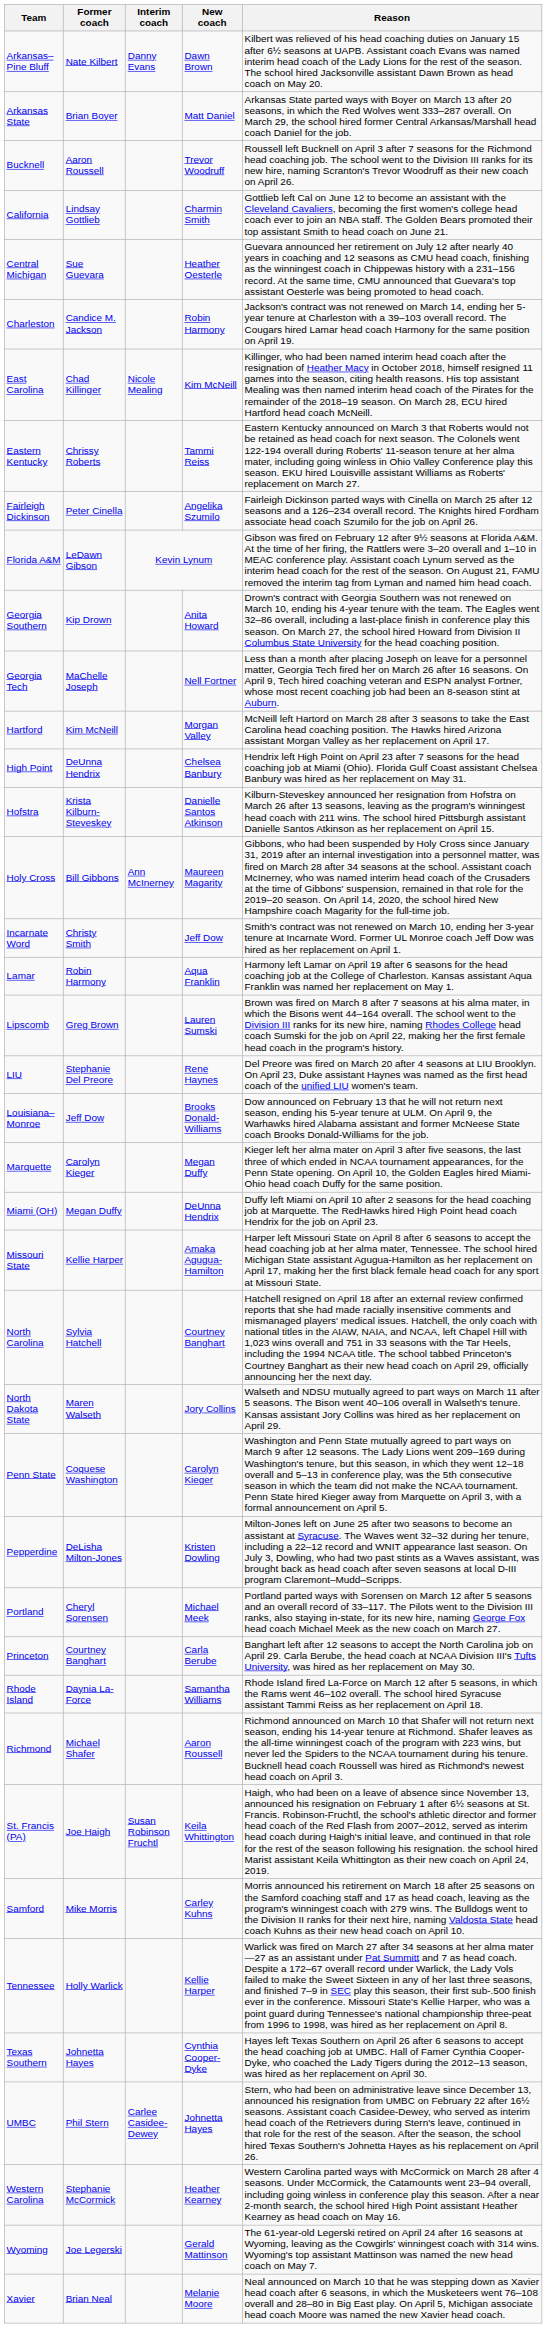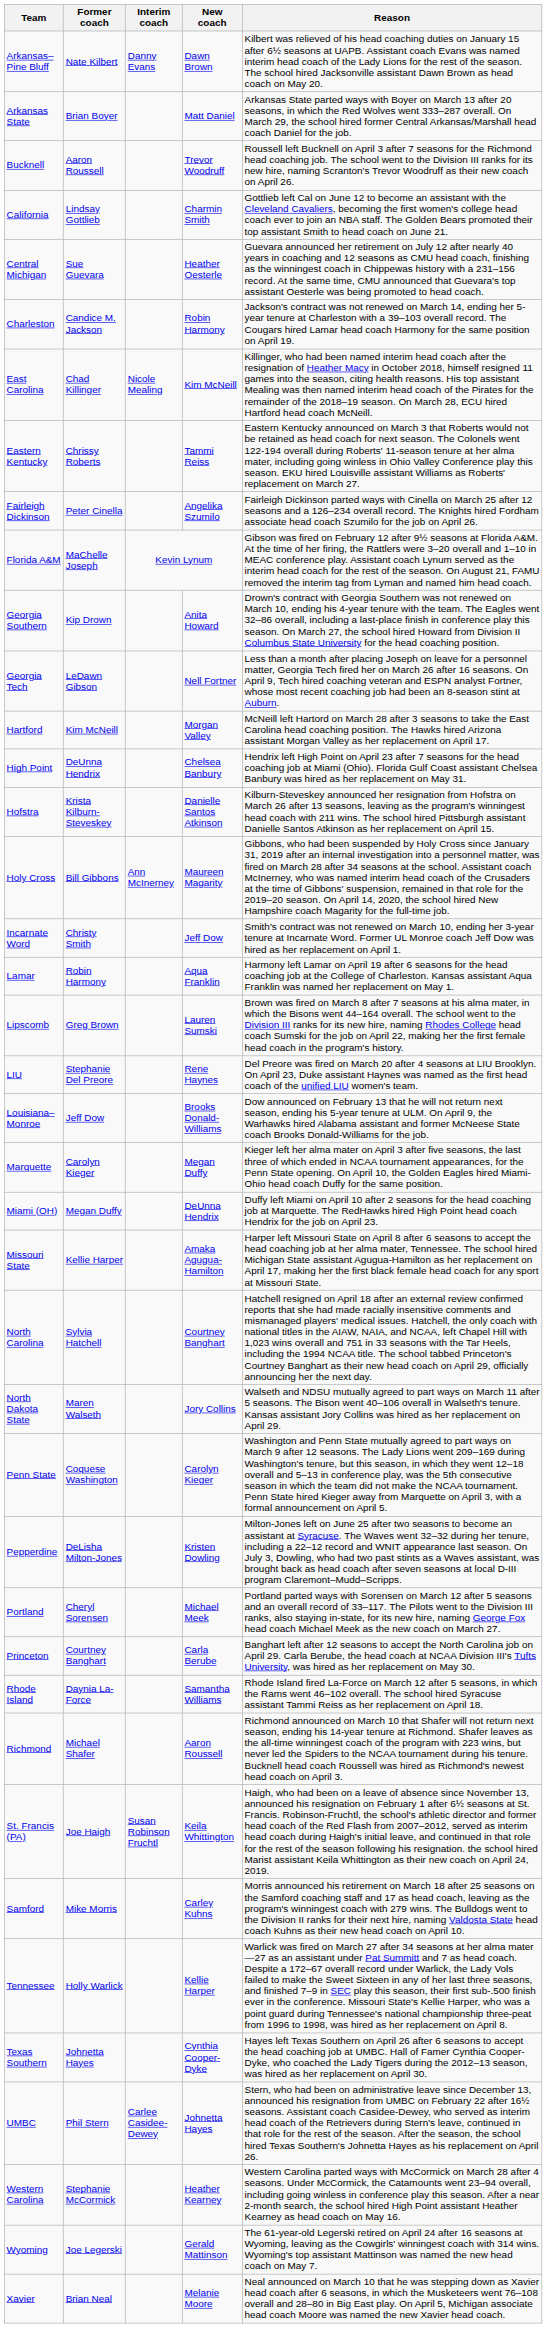(84, 560) LeDawn Gibson -> (87, 560) MaChelle Joseph
(87, 681) MaChelle Joseph -> (84, 681) LeDawn Gibson
